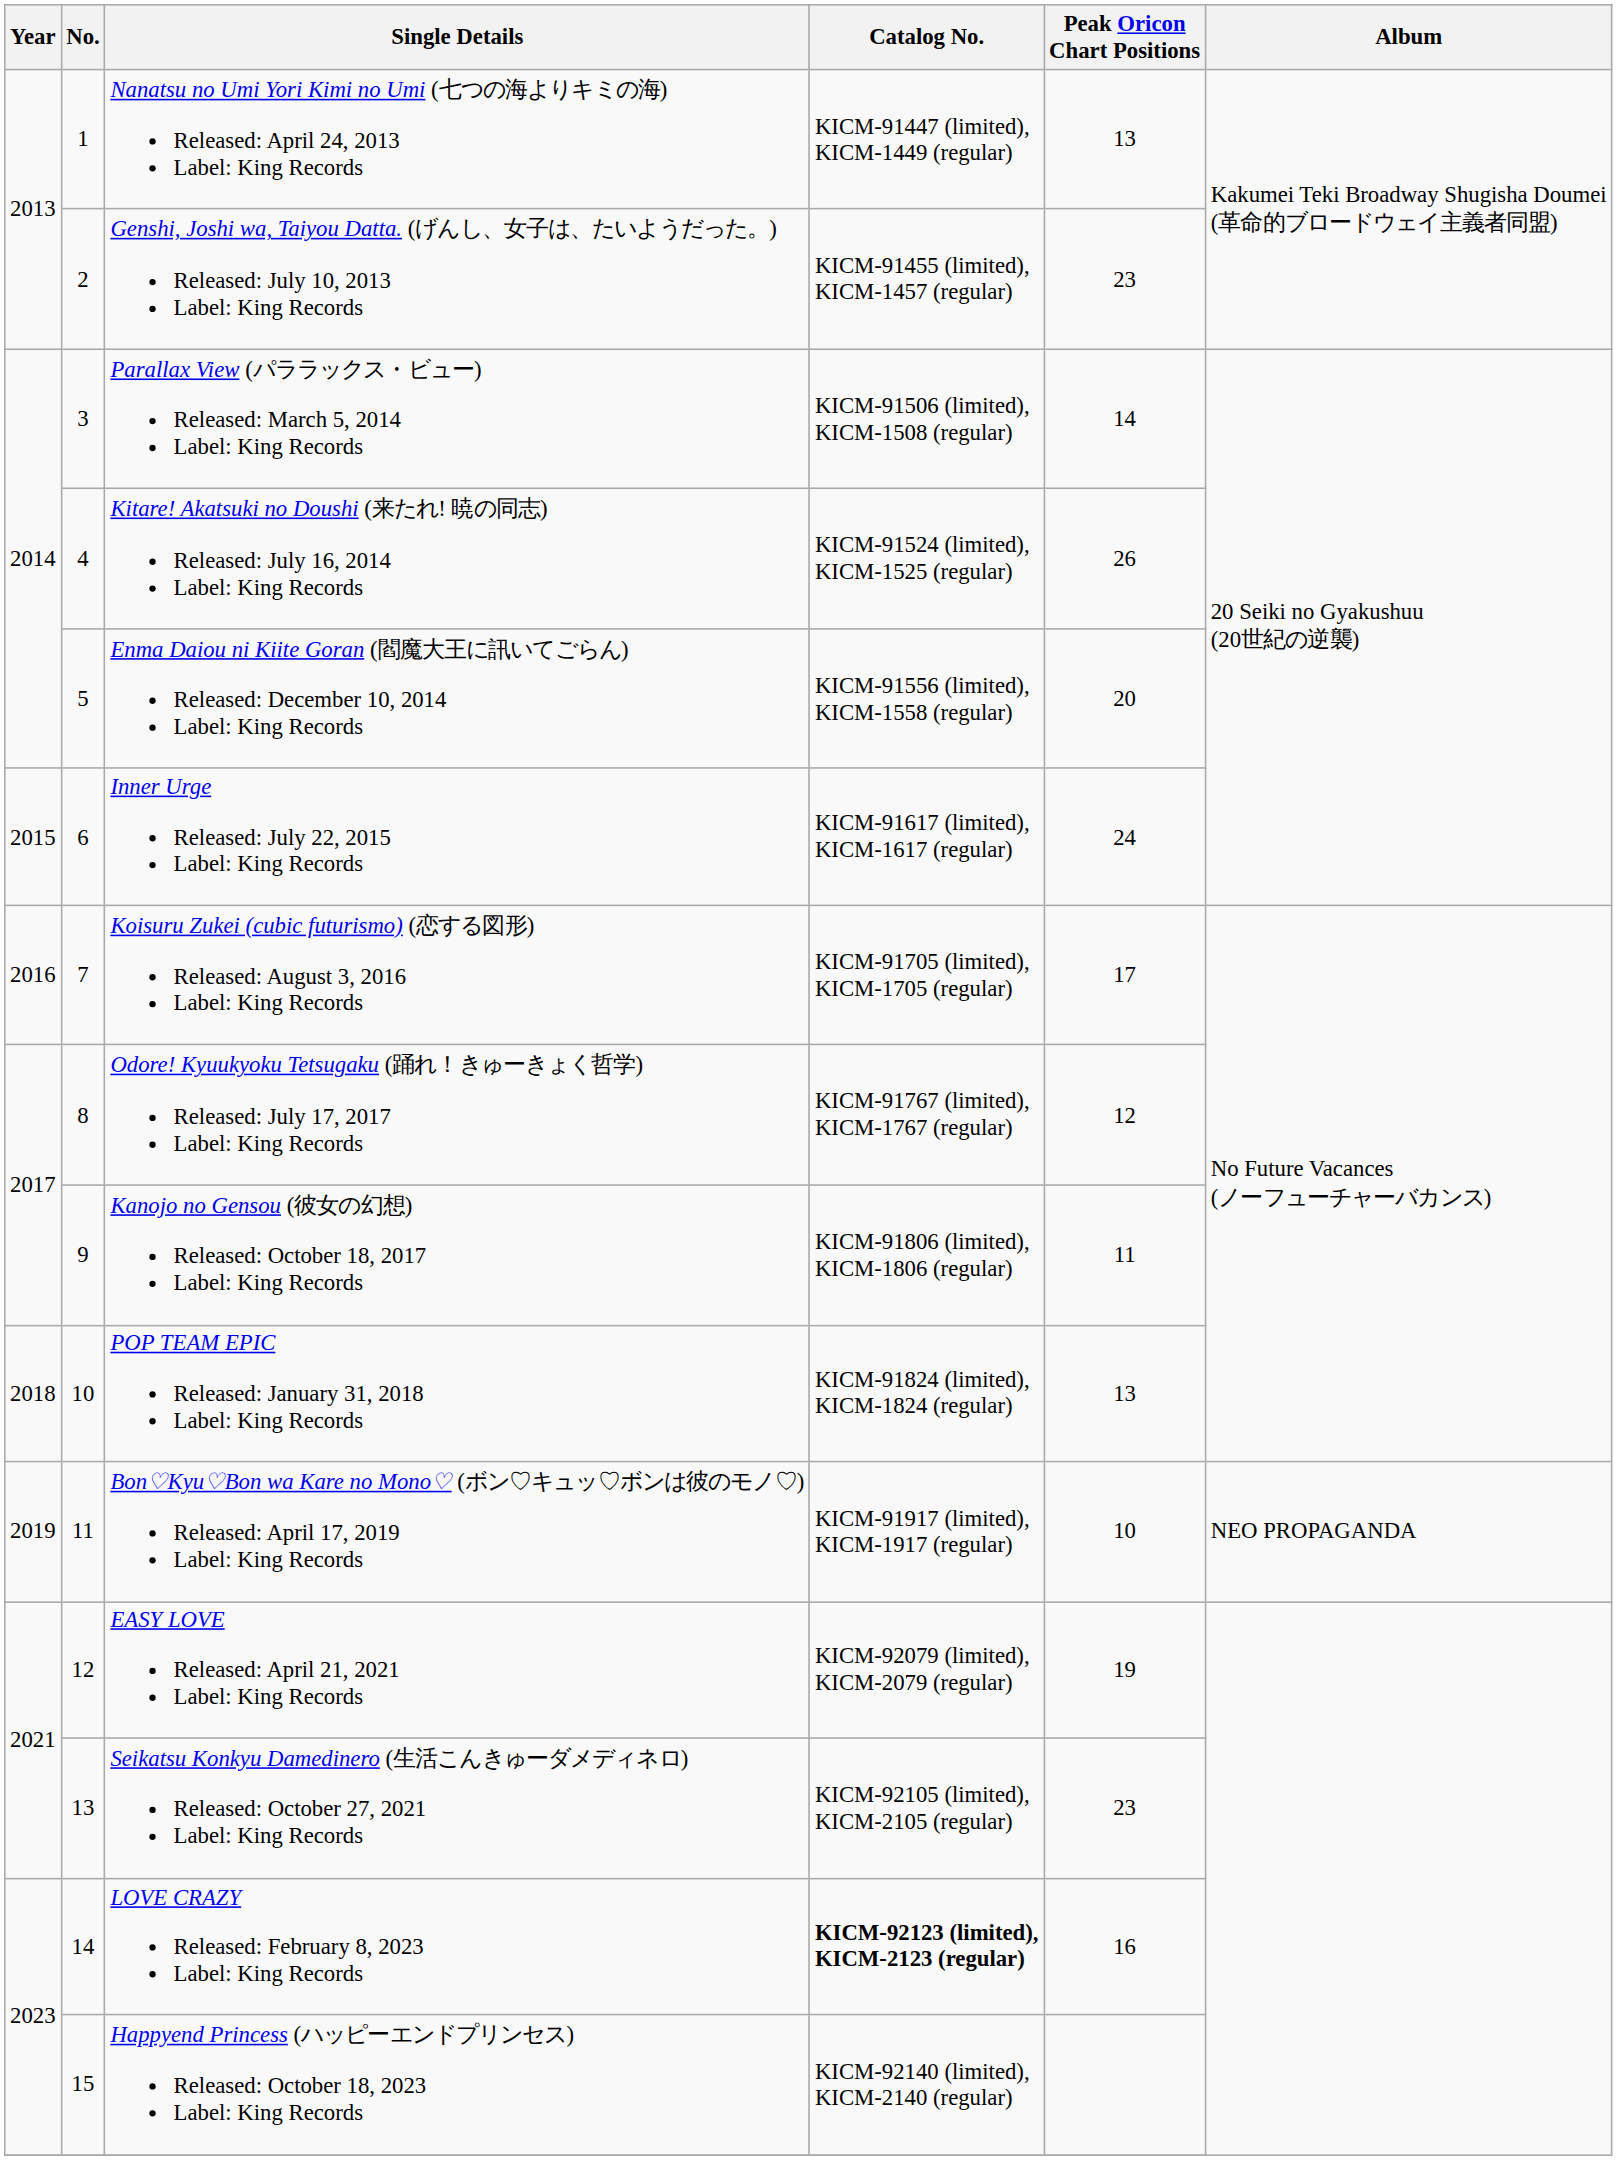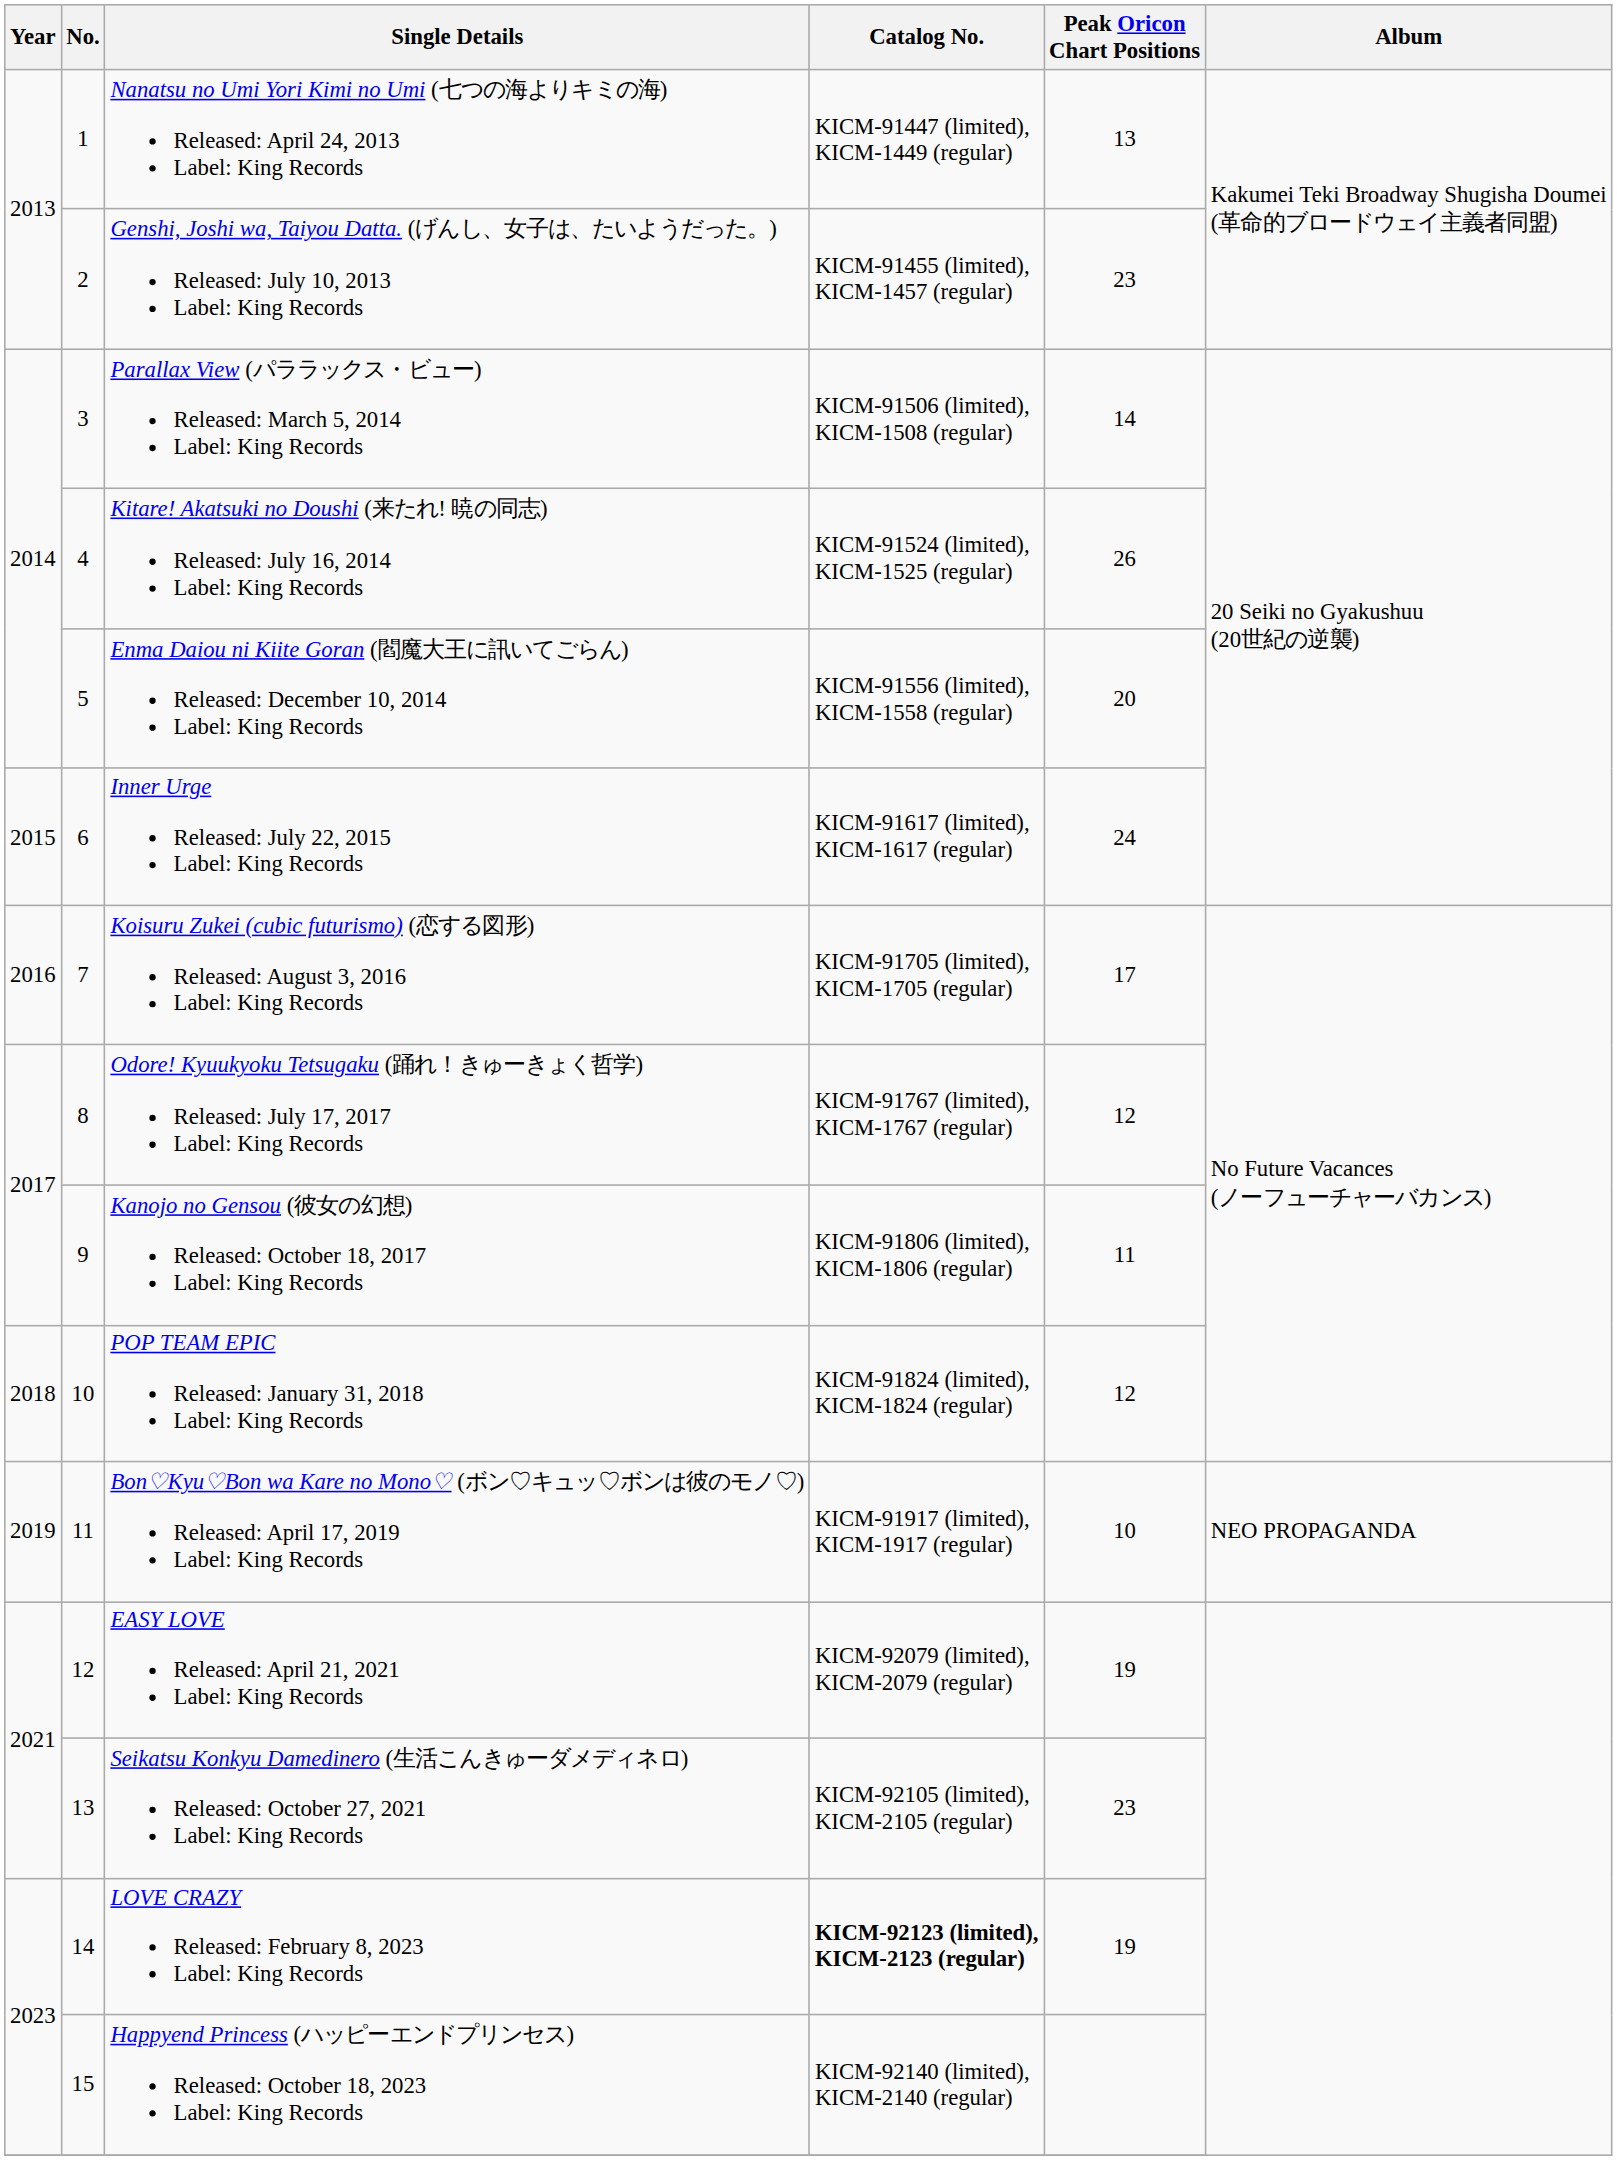(1125, 1393) 13 -> (1125, 1393) 12
(1125, 1946) 16 -> (1125, 1946) 19
